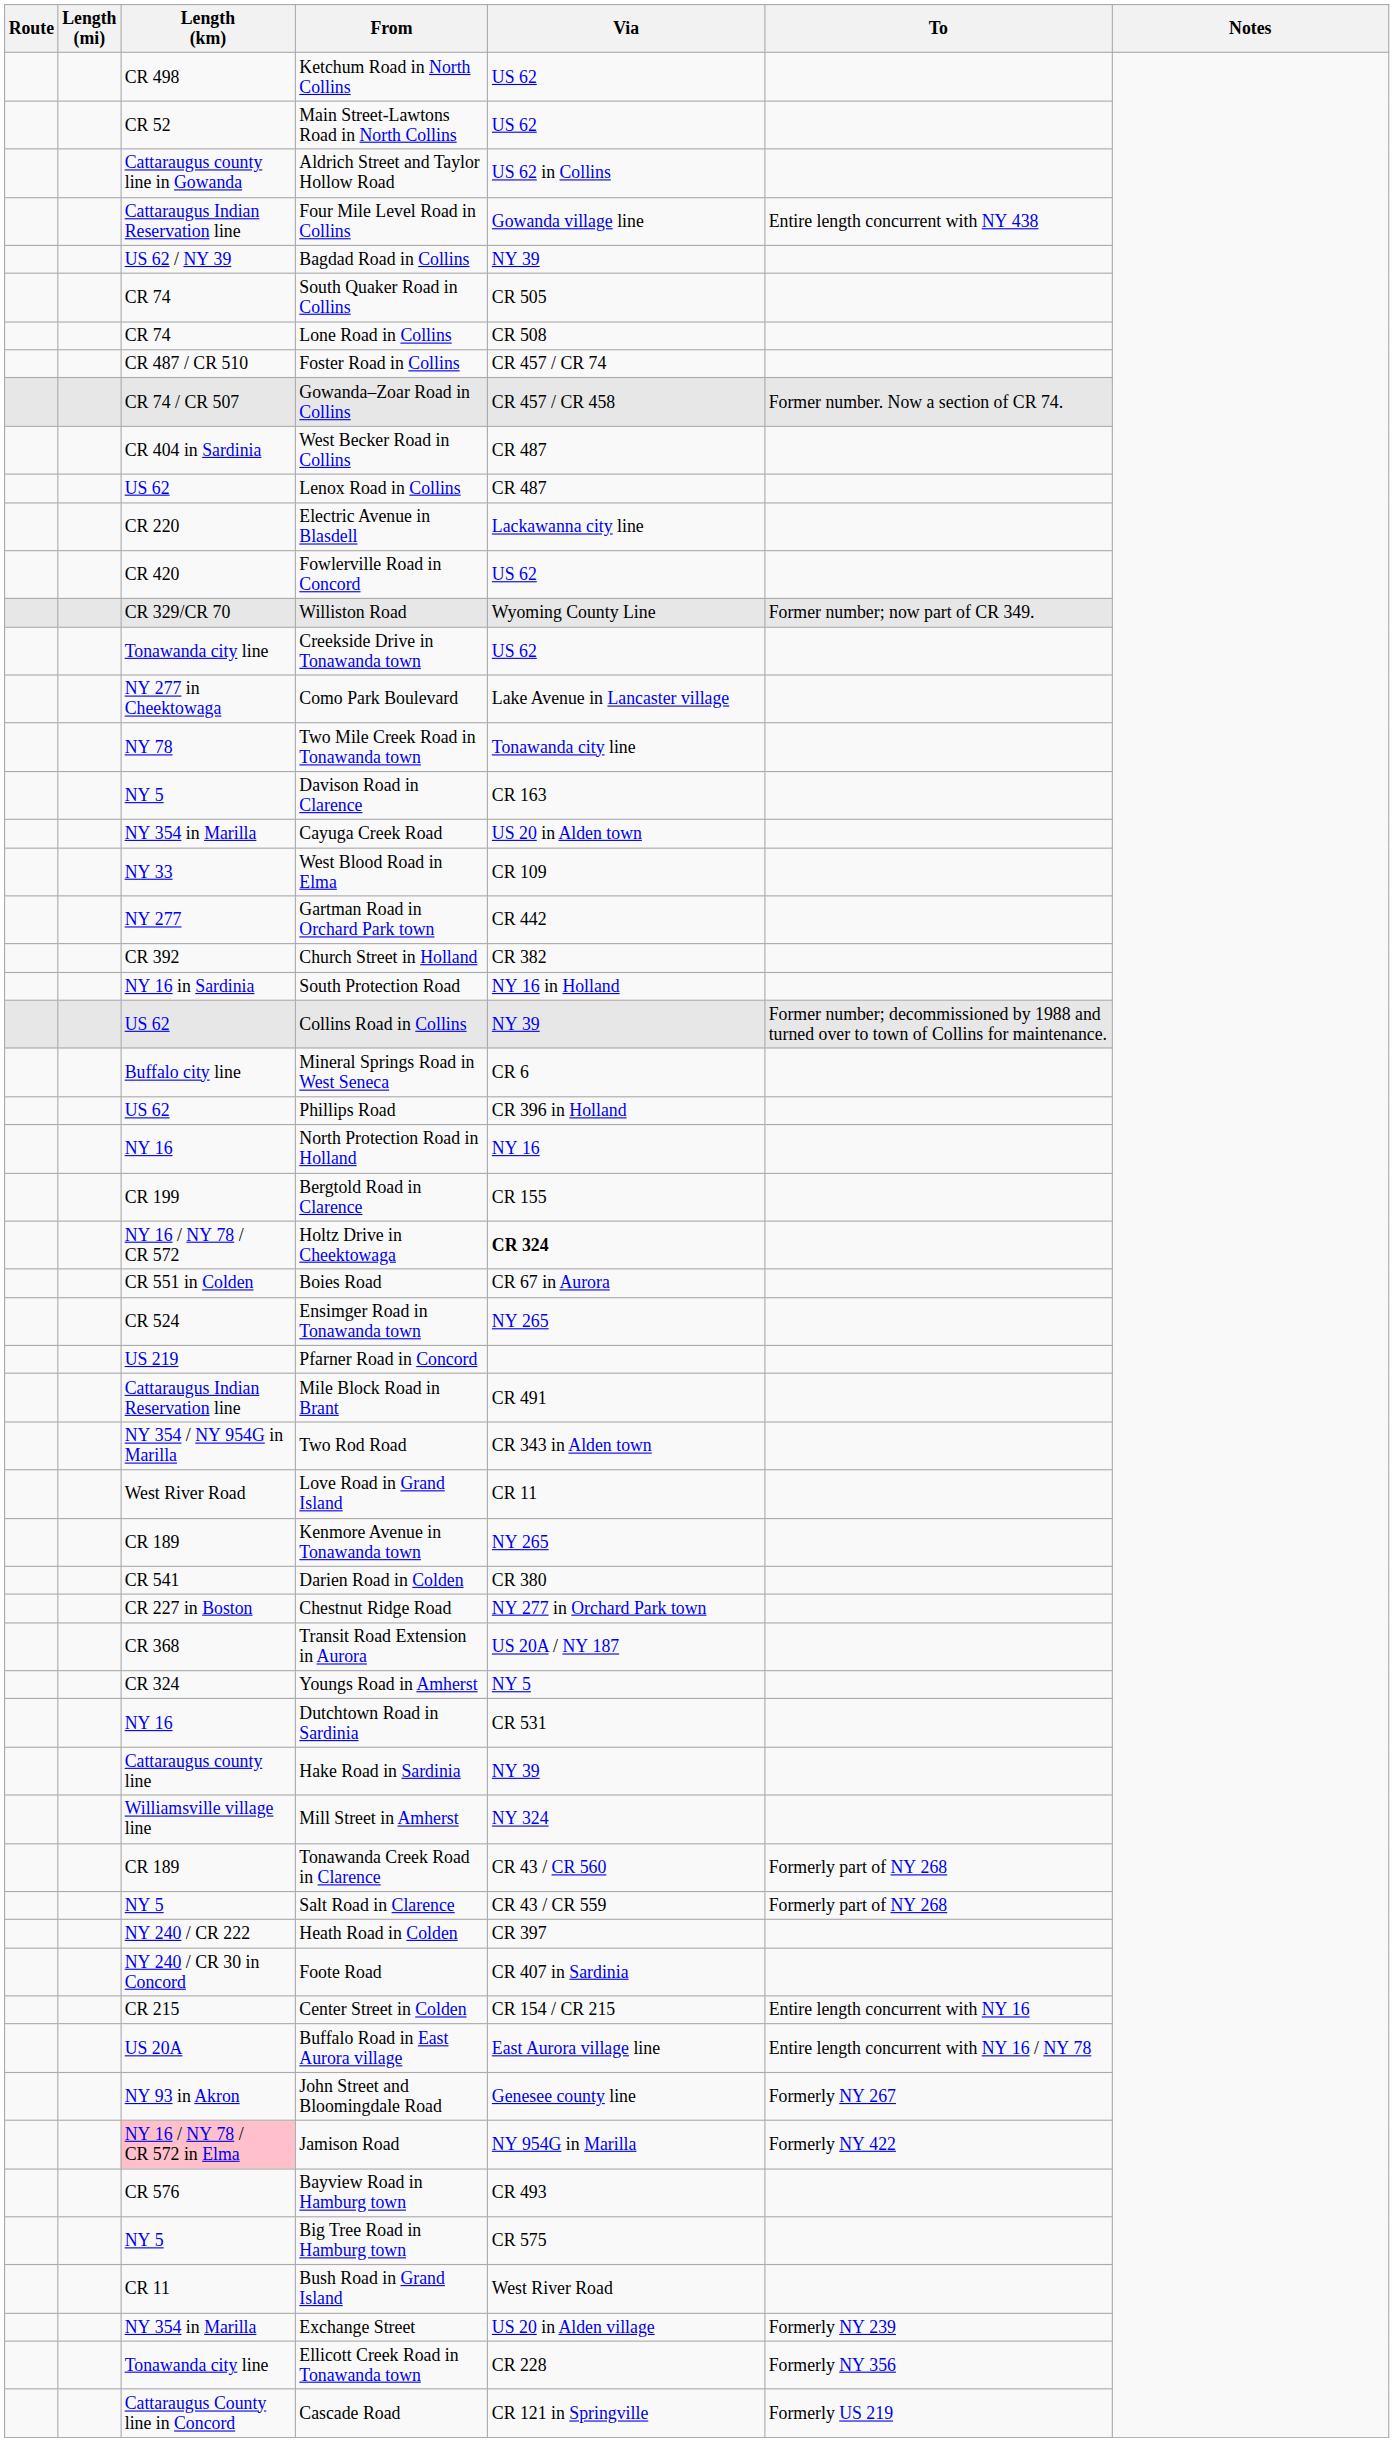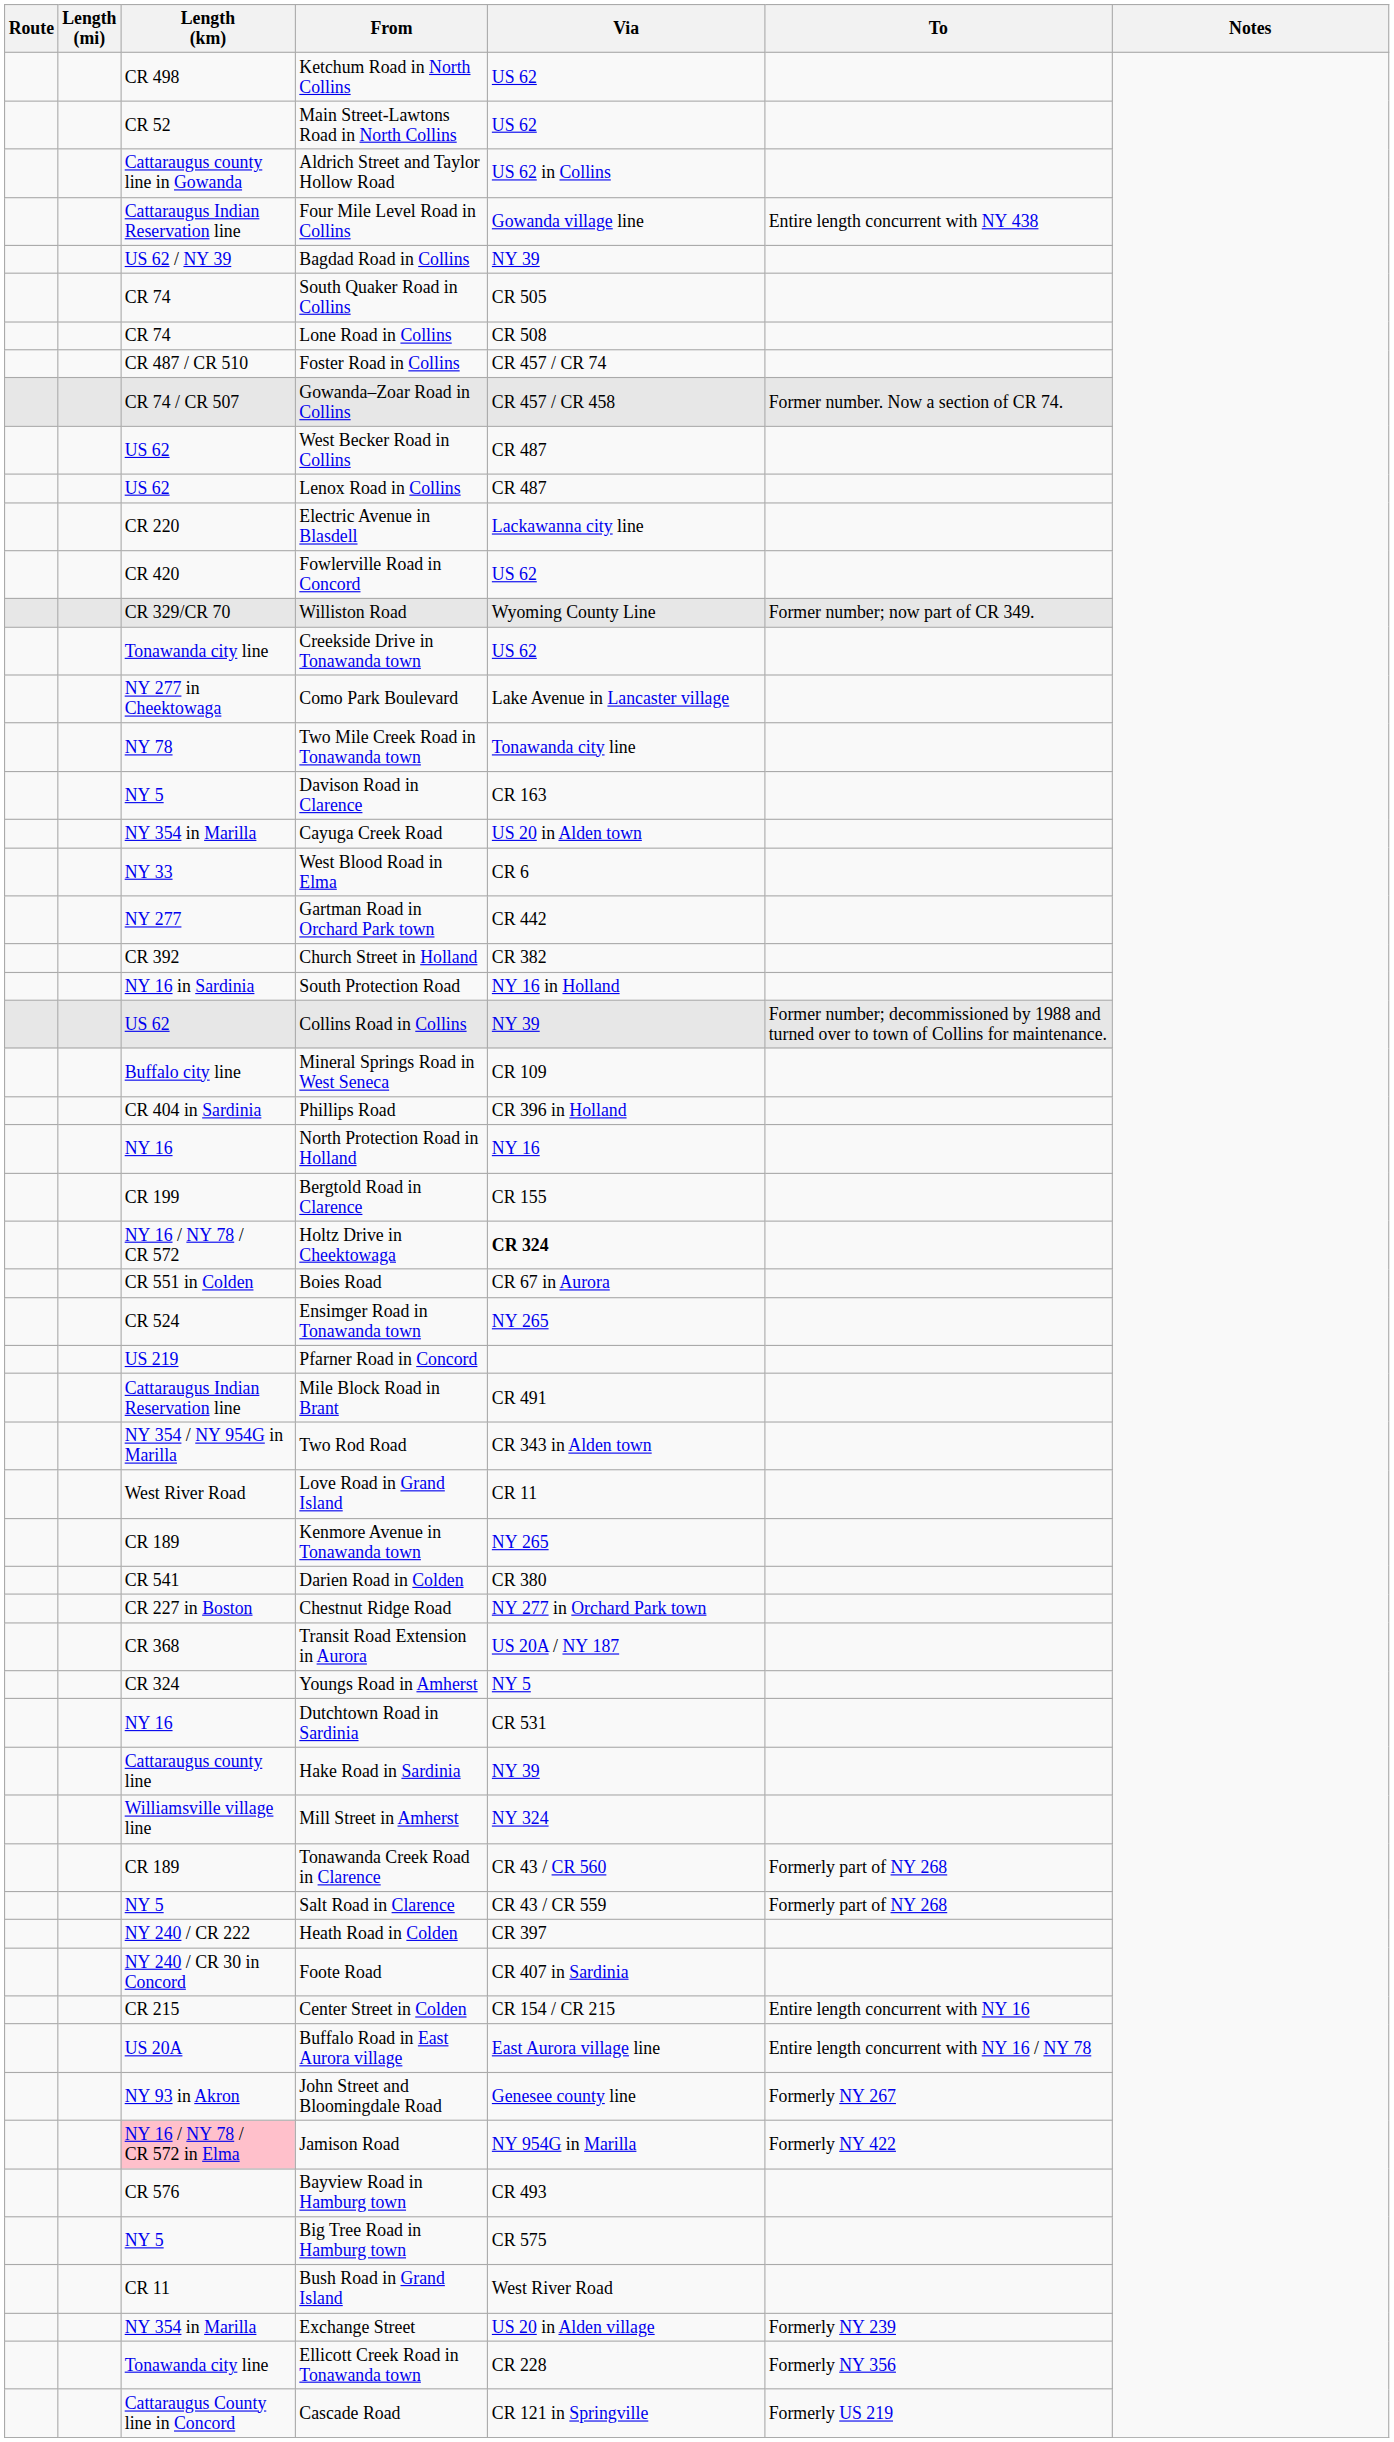(193, 450) CR 404 in Sardinia -> (147, 450) US 62
(519, 871) CR 109 -> (510, 871) CR 6
(510, 1072) CR 6 -> (519, 1072) CR 109
(147, 1110) US 62 -> (193, 1110) CR 404 in Sardinia
